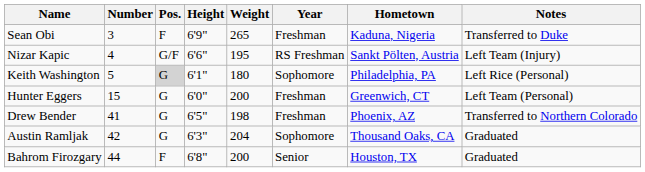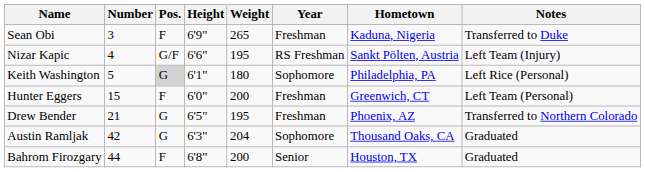(163, 95) G -> (162, 95) F
(114, 116) 41 -> (114, 116) 21
(240, 116) 198 -> (240, 116) 195
